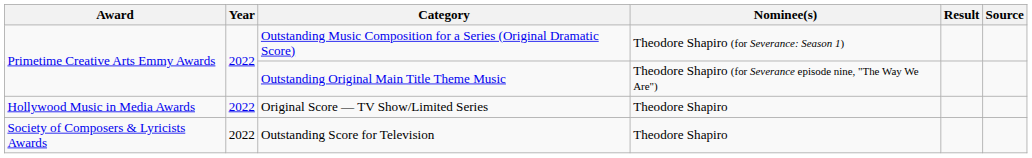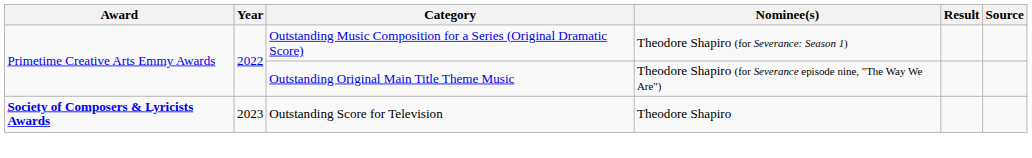- row: (375, 106)
(96, 135) normal -> (100, 114) bold
(242, 135) 2022 -> (250, 114) 2023
